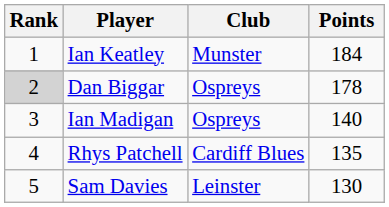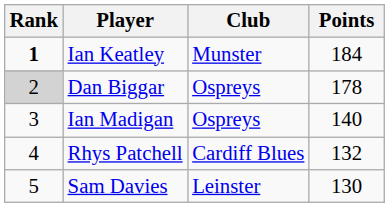(34, 53) normal -> (34, 53) bold
(347, 152) 135 -> (347, 152) 132
